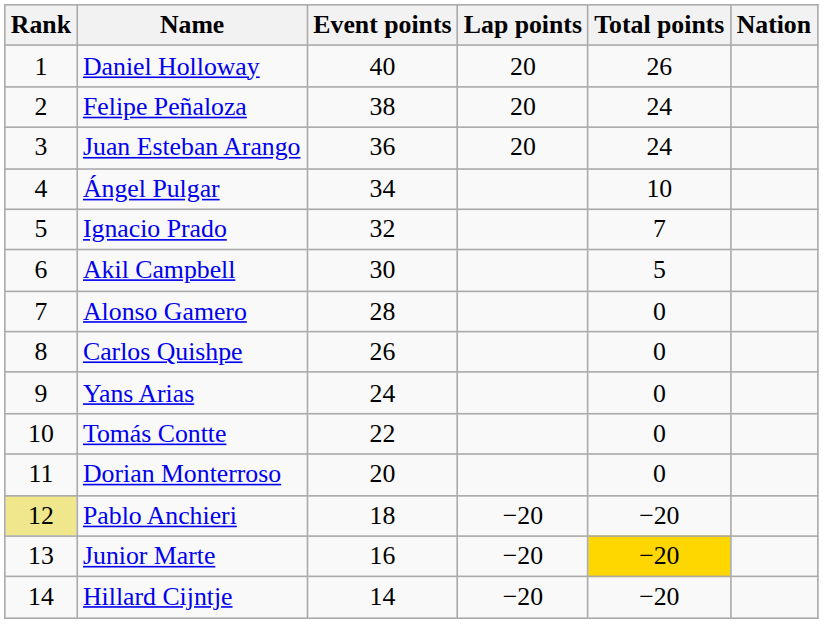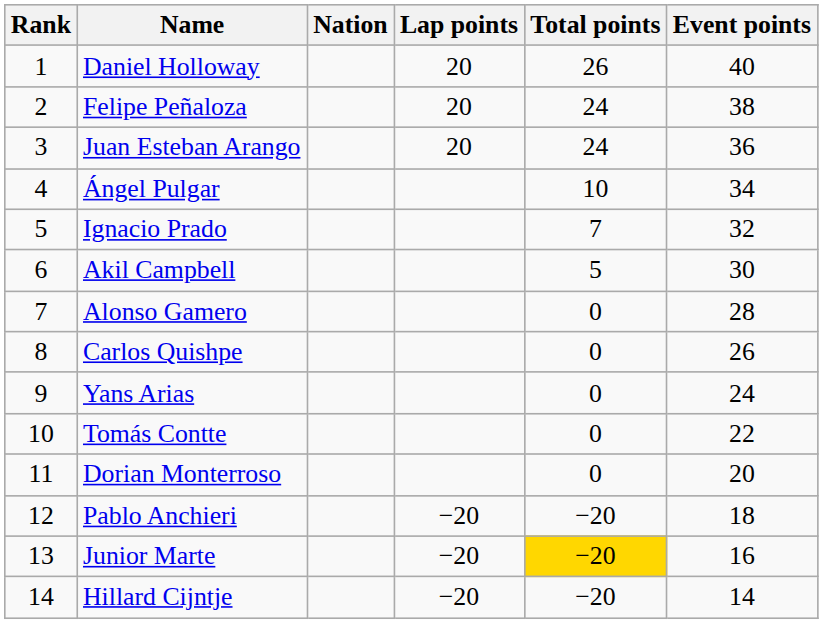columns swapped: (774, 24) <-> (382, 24)
(41, 515) khaki background -> (41, 515) no background
